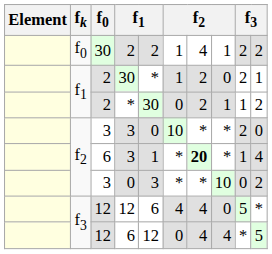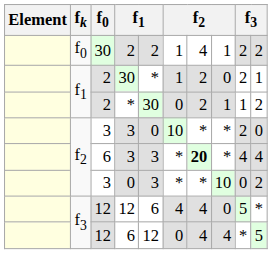(155, 156) 1 -> (155, 156) 3
(243, 156) 1 -> (243, 156) 4
